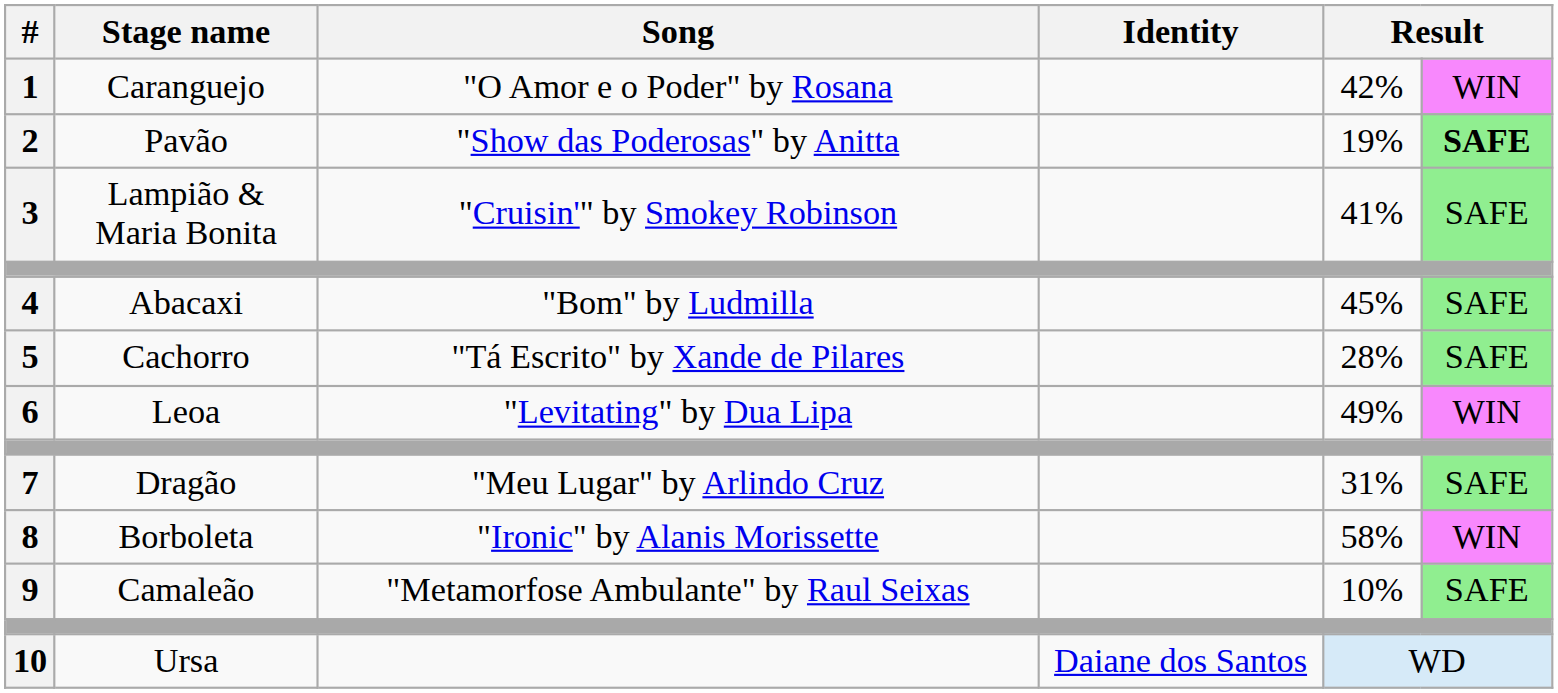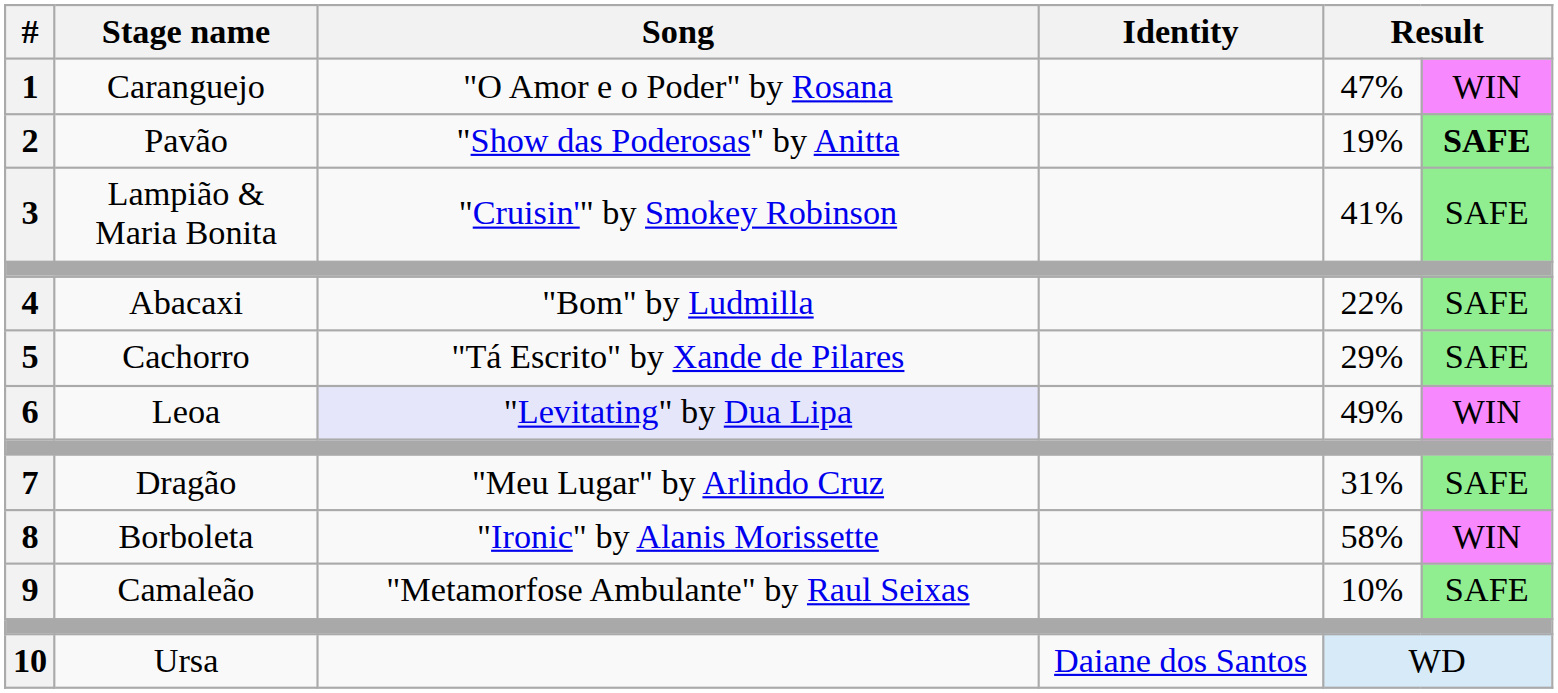(1372, 85) 42% -> (1372, 85) 47%
(1372, 303) 45% -> (1372, 303) 22%
(1372, 357) 28% -> (1372, 357) 29%
(678, 411) no background -> (678, 411) lavender background
